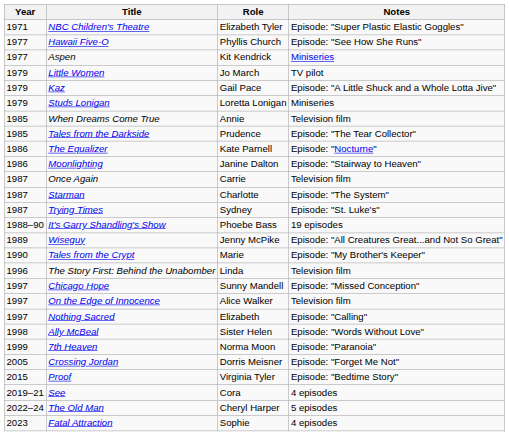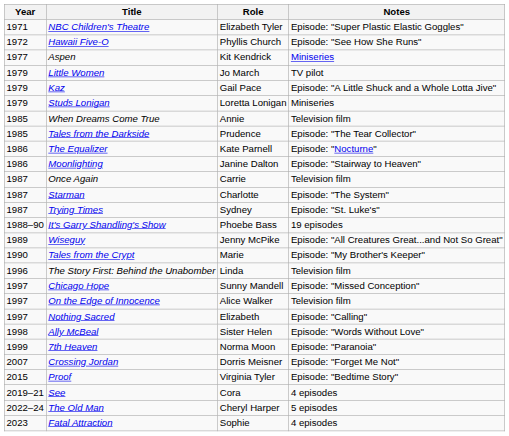(17, 42) 1977 -> (17, 42) 1972
(17, 362) 2005 -> (17, 362) 2007
